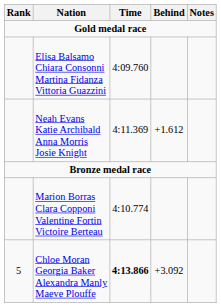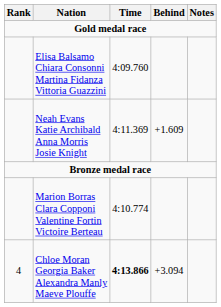(169, 130) +1.612 -> (169, 130) +1.609
(19, 271) 5 -> (19, 271) 4
(169, 271) +3.092 -> (169, 271) +3.094
